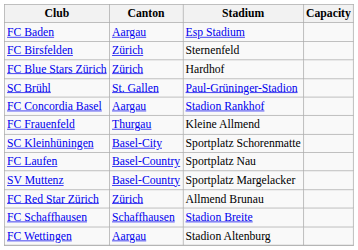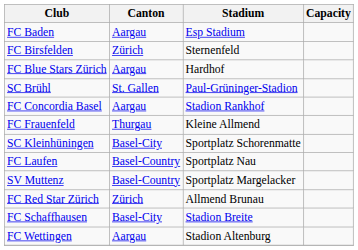(128, 69) Zürich -> (129, 69) Aargau
(143, 217) Schaffhausen -> (137, 217) Basel-City
